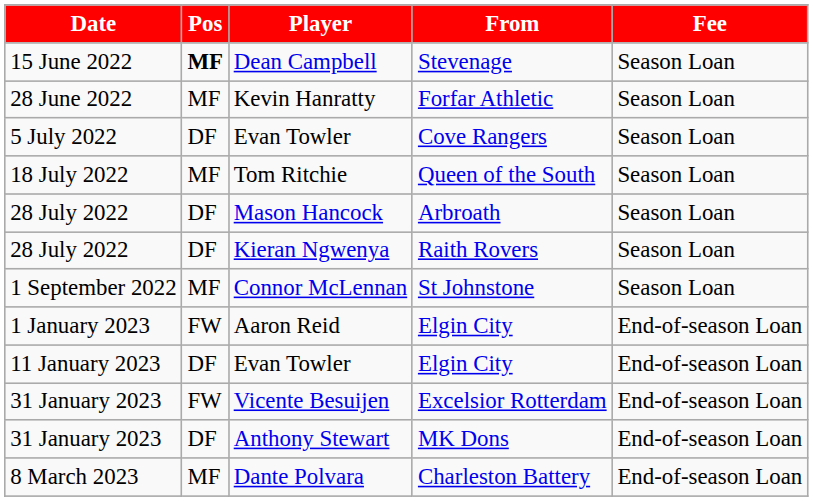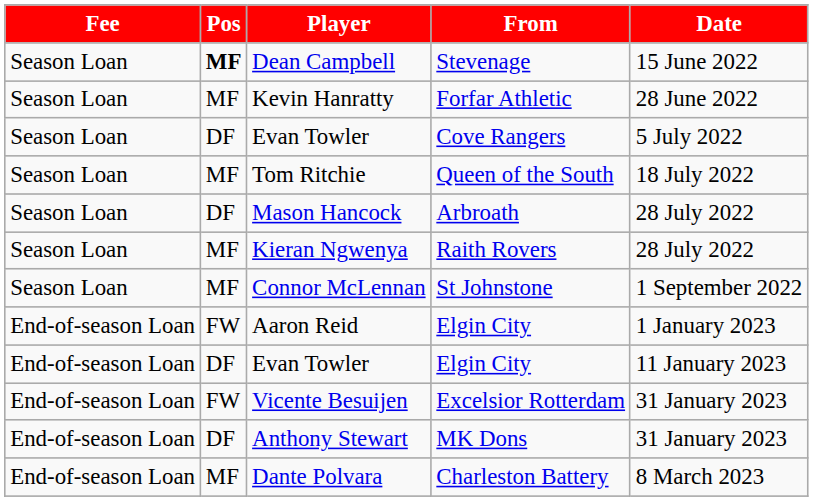columns swapped: (93, 23) <-> (710, 23)
(202, 250) DF -> (222, 250) MF
